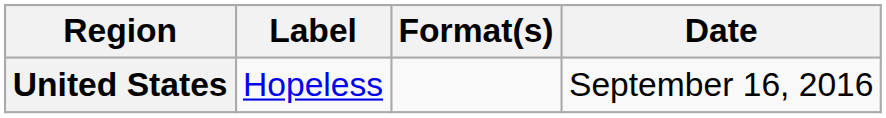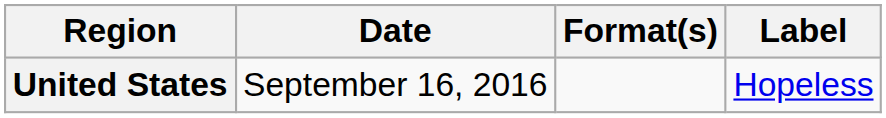columns swapped: (721, 31) <-> (313, 31)
